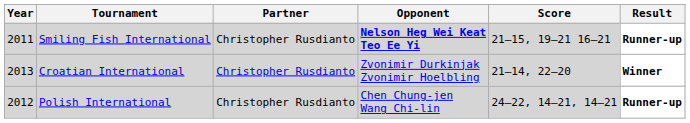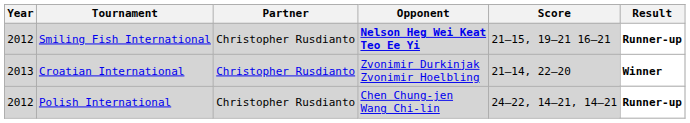(20, 38) 2011 -> (20, 38) 2012
